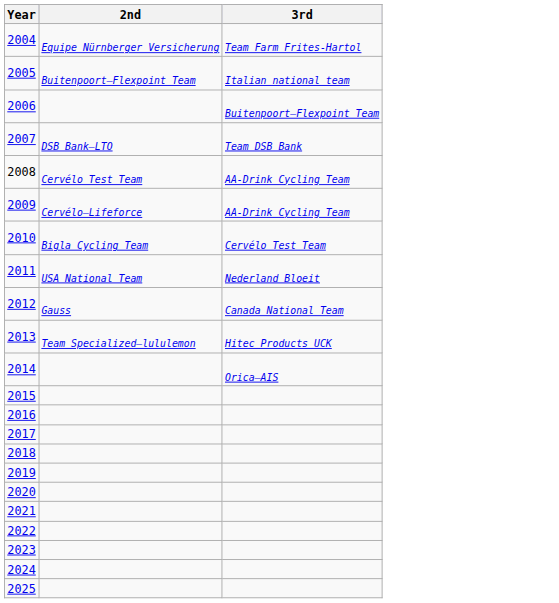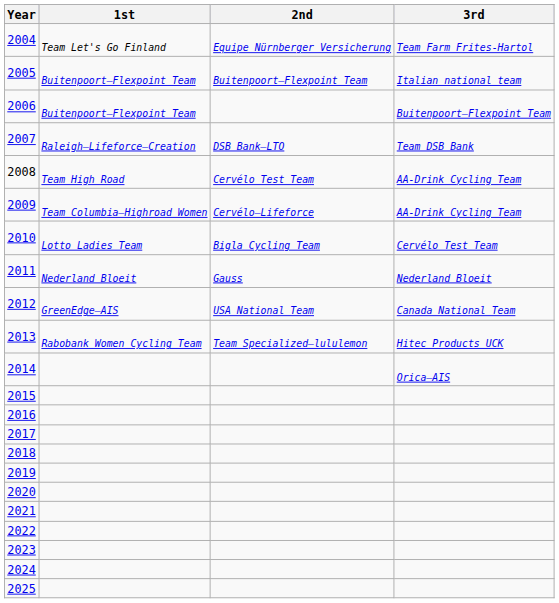+ column: (124, 14)
(92, 278) USA National Team -> (228, 278) Gauss
(56, 311) Gauss -> (264, 311) USA National Team
